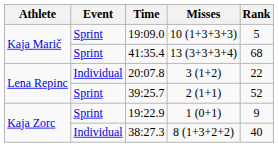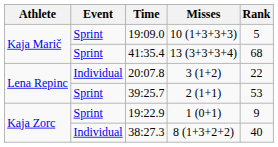(257, 93) 52 -> (257, 93) 53
